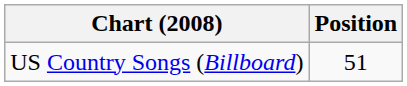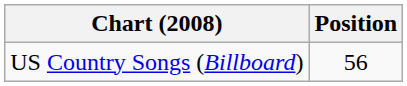(356, 61) 51 -> (356, 61) 56
